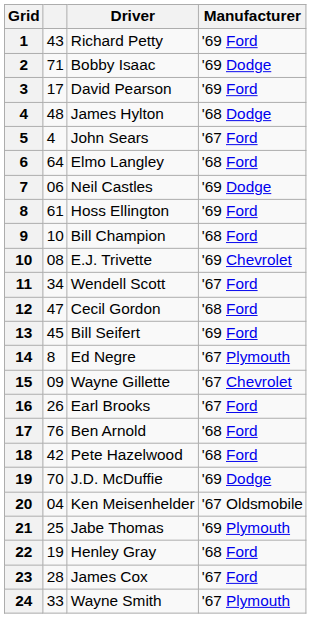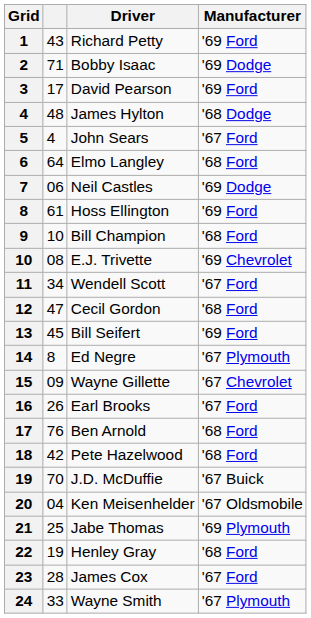(237, 479) '69 Dodge -> (233, 479) '67 Buick
